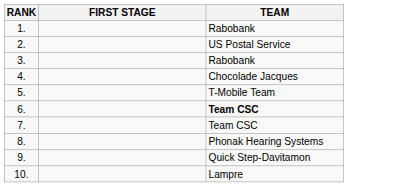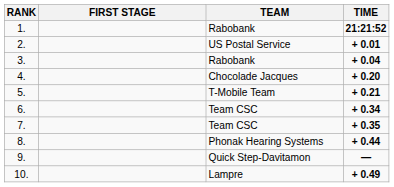+ column: (366, 13)
(234, 109) bold -> (233, 109) normal
